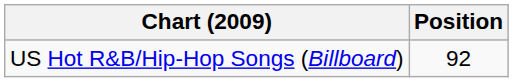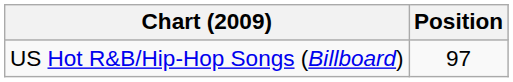(459, 58) 92 -> (459, 58) 97
